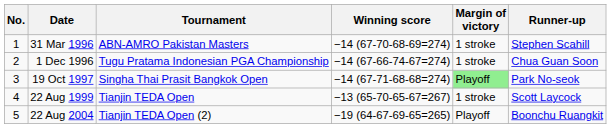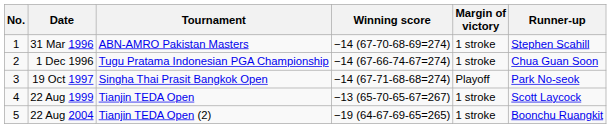(473, 79) lightgreen background -> (473, 79) no background
(473, 115) Playoff -> (475, 115) 1 stroke
